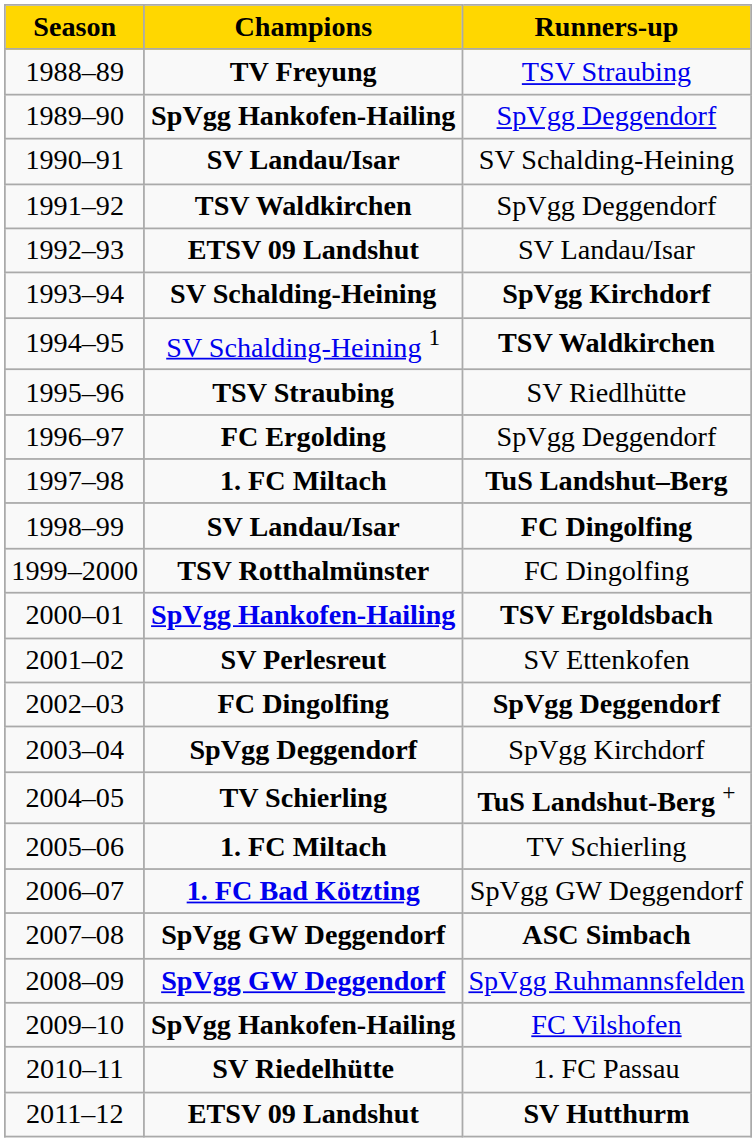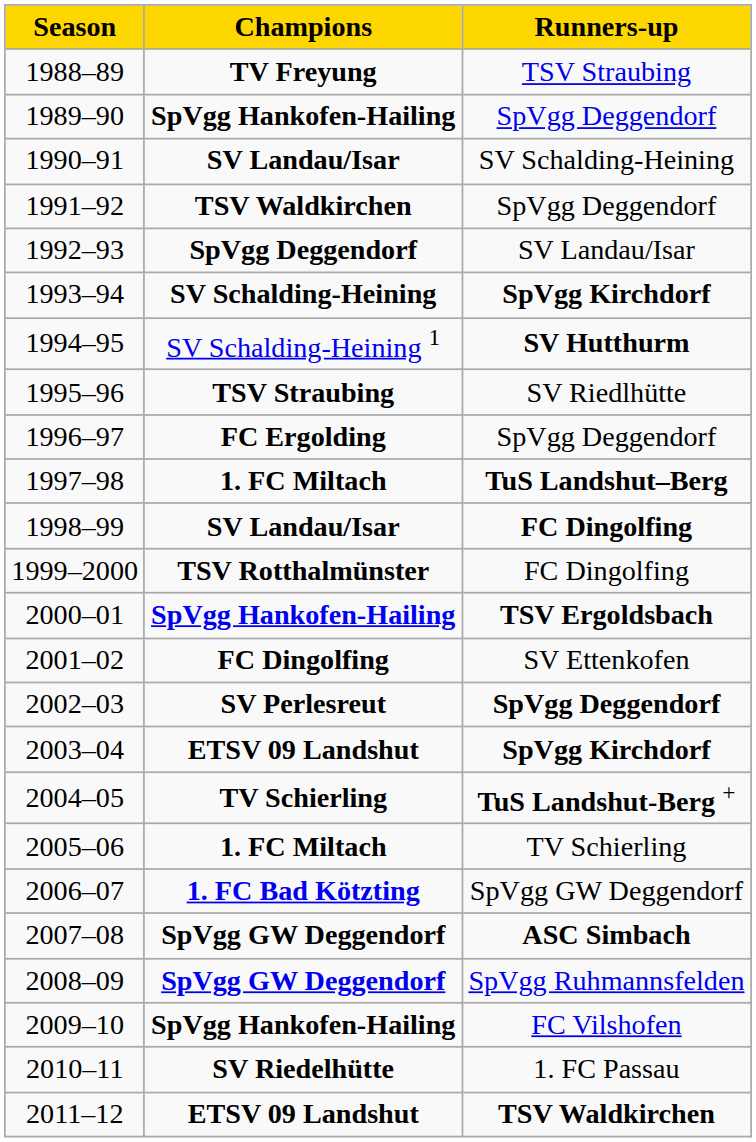(303, 250) ETSV 09 Landshut -> (303, 250) SpVgg Deggendorf
(606, 343) TSV Waldkirchen -> (606, 343) SV Hutthurm
(303, 659) SV Perlesreut -> (303, 659) FC Dingolfing
(303, 704) FC Dingolfing -> (303, 704) SV Perlesreut
(303, 749) SpVgg Deggendorf -> (303, 749) ETSV 09 Landshut
(606, 749) normal -> (606, 749) bold
(606, 1113) SV Hutthurm -> (606, 1113) TSV Waldkirchen
